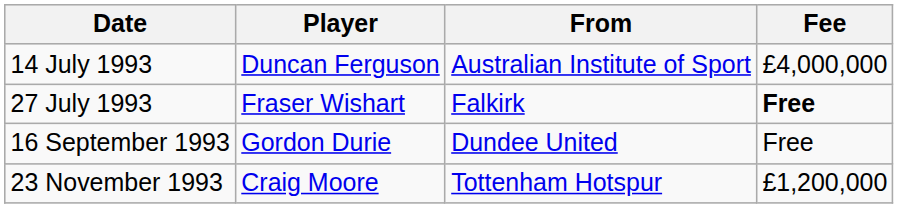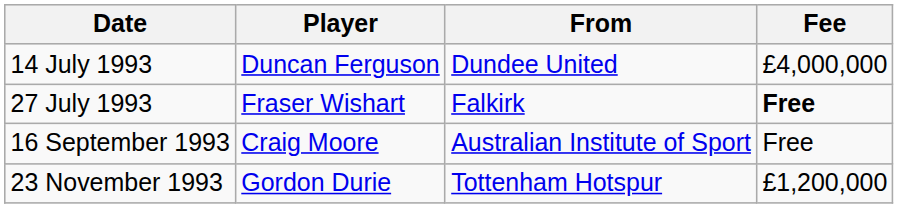(601, 63) Australian Institute of Sport -> (534, 63) Dundee United
(316, 143) Gordon Durie -> (310, 143) Craig Moore
(534, 143) Dundee United -> (601, 143) Australian Institute of Sport
(310, 182) Craig Moore -> (316, 182) Gordon Durie
